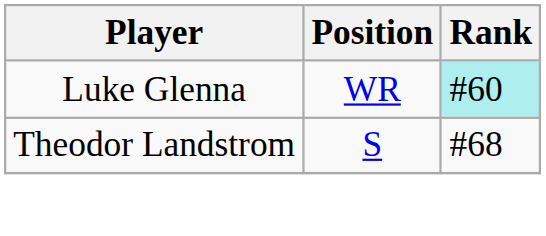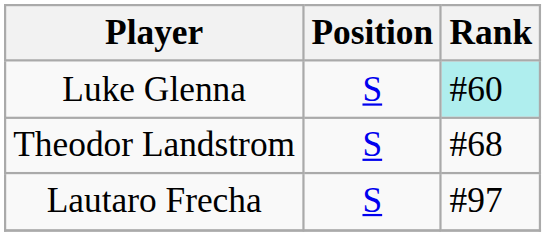(372, 88) WR -> (372, 88) S
+ row: (154, 200)
